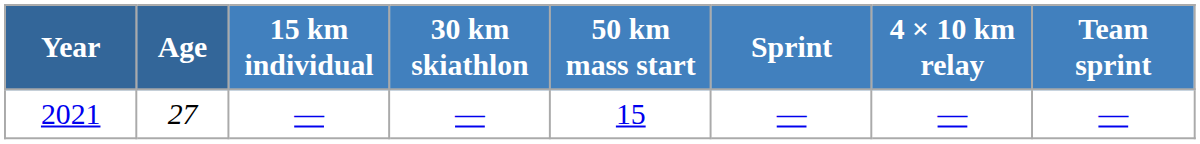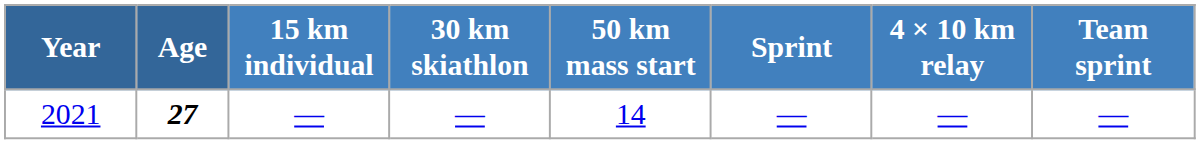(183, 113) normal -> (183, 113) bold
(631, 113) 15 -> (631, 113) 14
